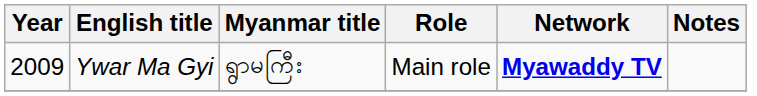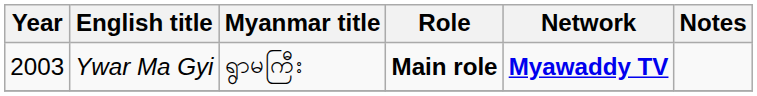(37, 66) 2009 -> (37, 66) 2003
(441, 66) normal -> (445, 66) bold
